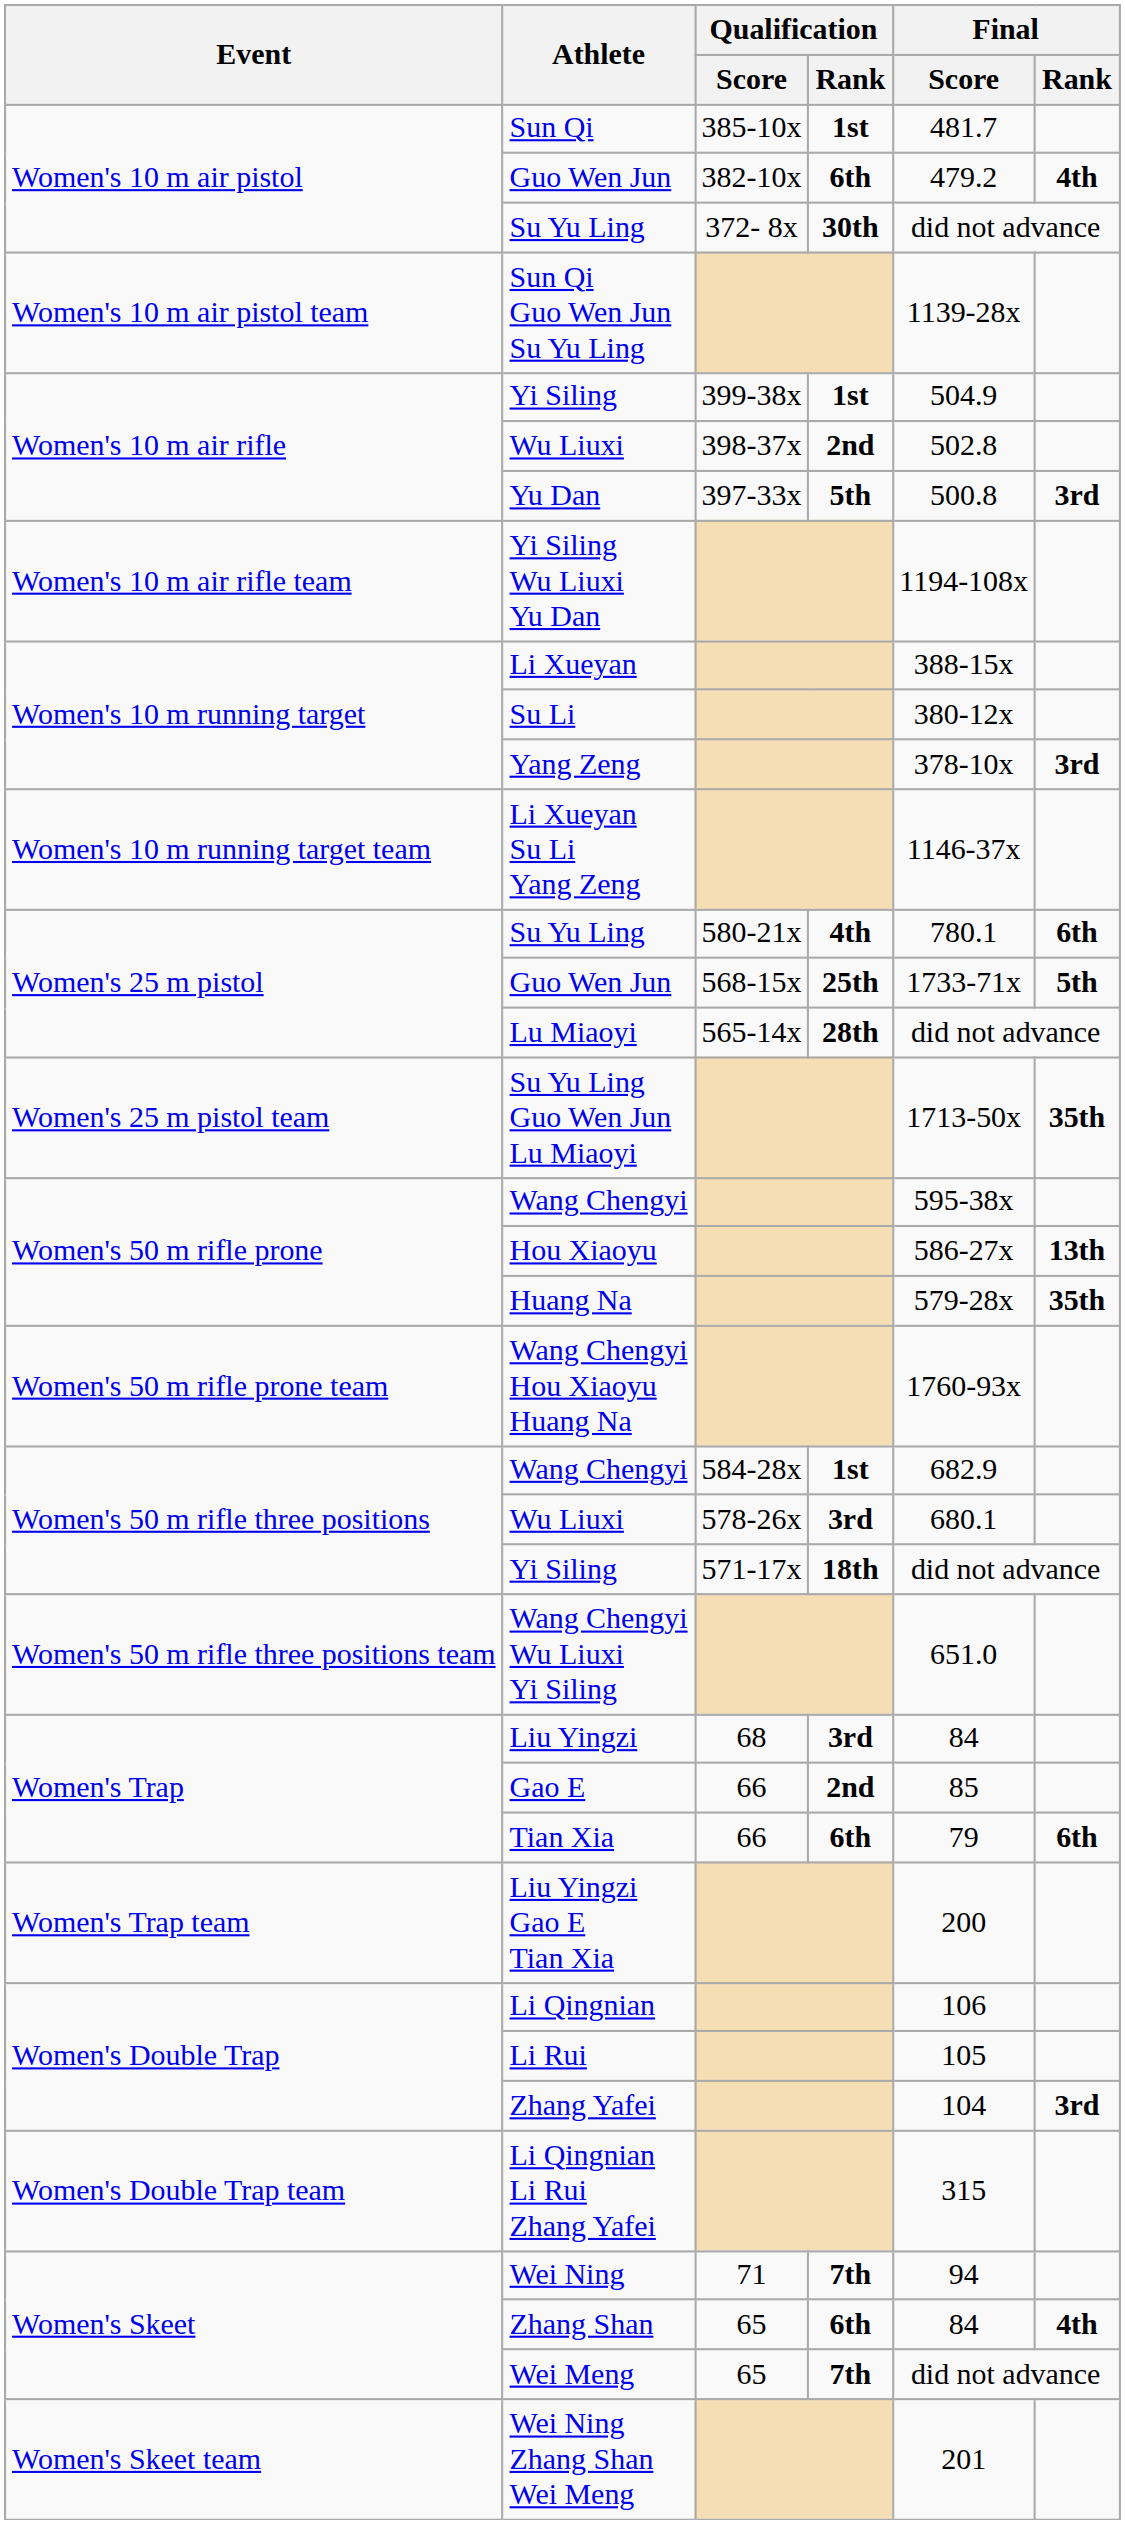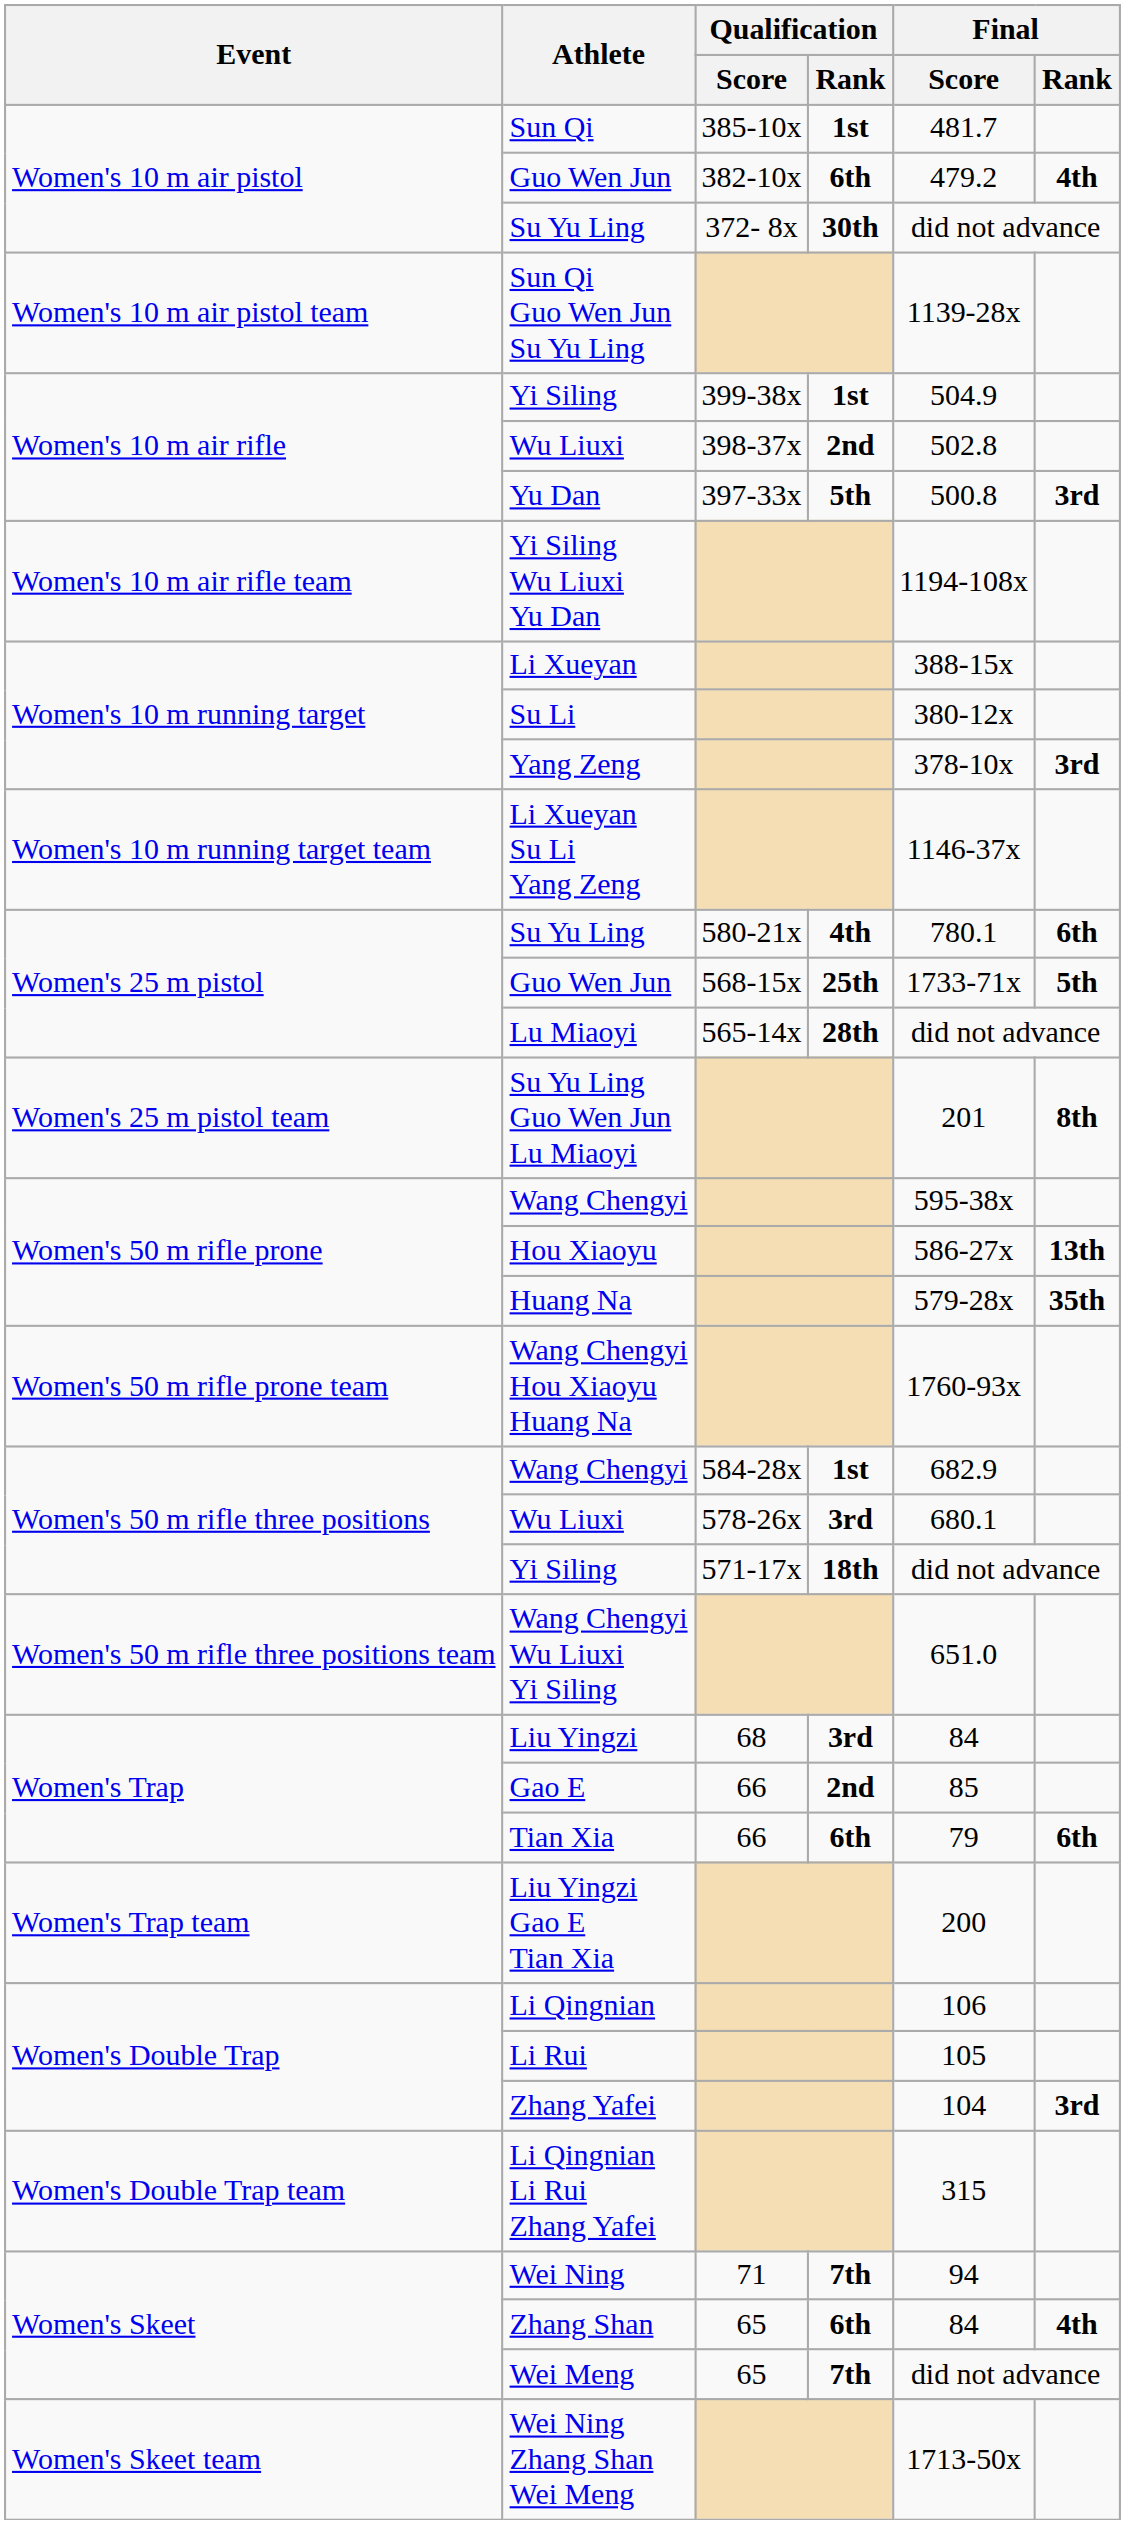(964, 1116) 1713-50x -> (964, 1116) 201
(1077, 1116) 35th -> (1077, 1116) 8th
(964, 2458) 201 -> (964, 2458) 1713-50x
